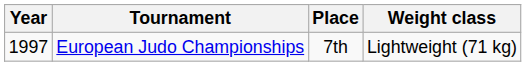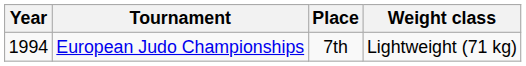(28, 46) 1997 -> (28, 46) 1994
